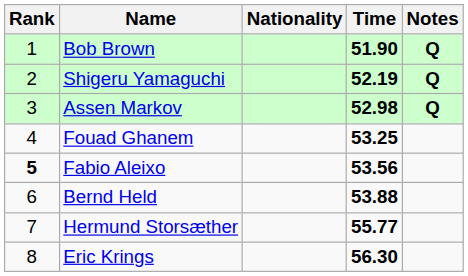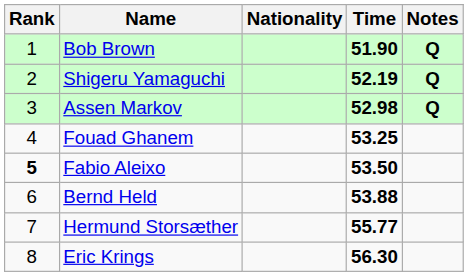(374, 167) 53.56 -> (374, 167) 53.50
